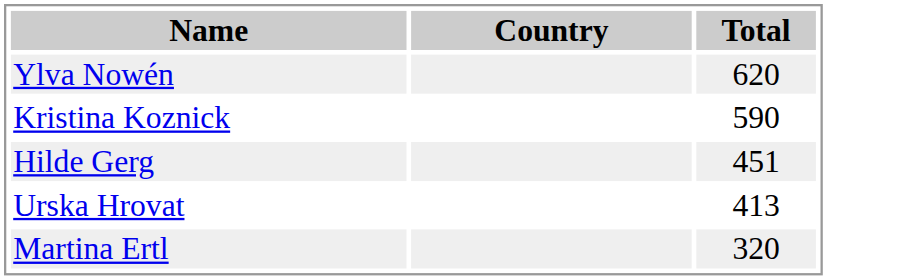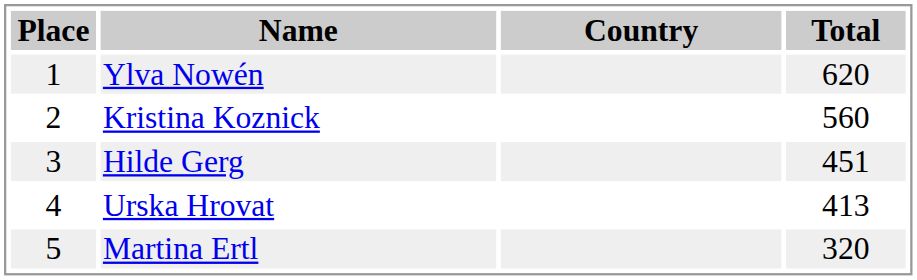+ column: (53, 30)
(756, 118) 590 -> (846, 118) 560
